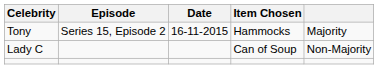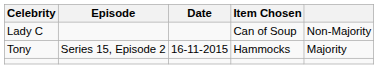rows swapped: (19, 31) <-> (25, 49)
